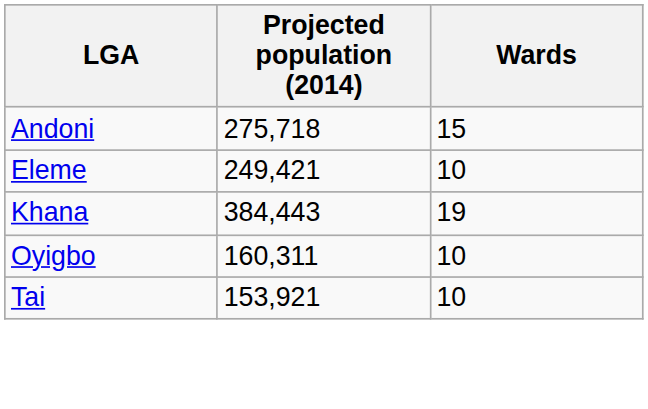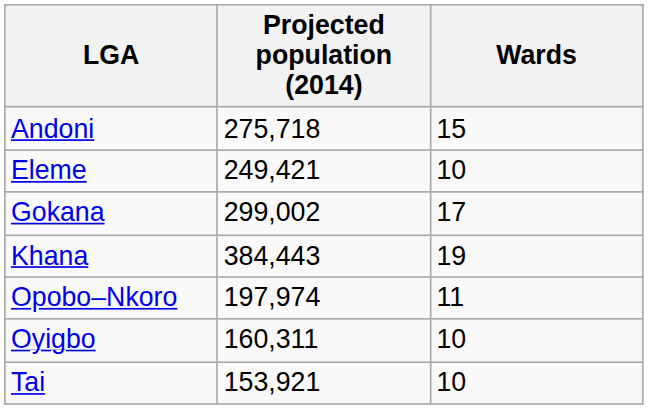+ row: (58, 212)
+ row: (94, 297)
